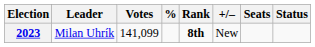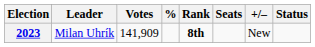columns swapped: (257, 14) <-> (227, 14)
(139, 33) 141,099 -> (139, 33) 141,909
